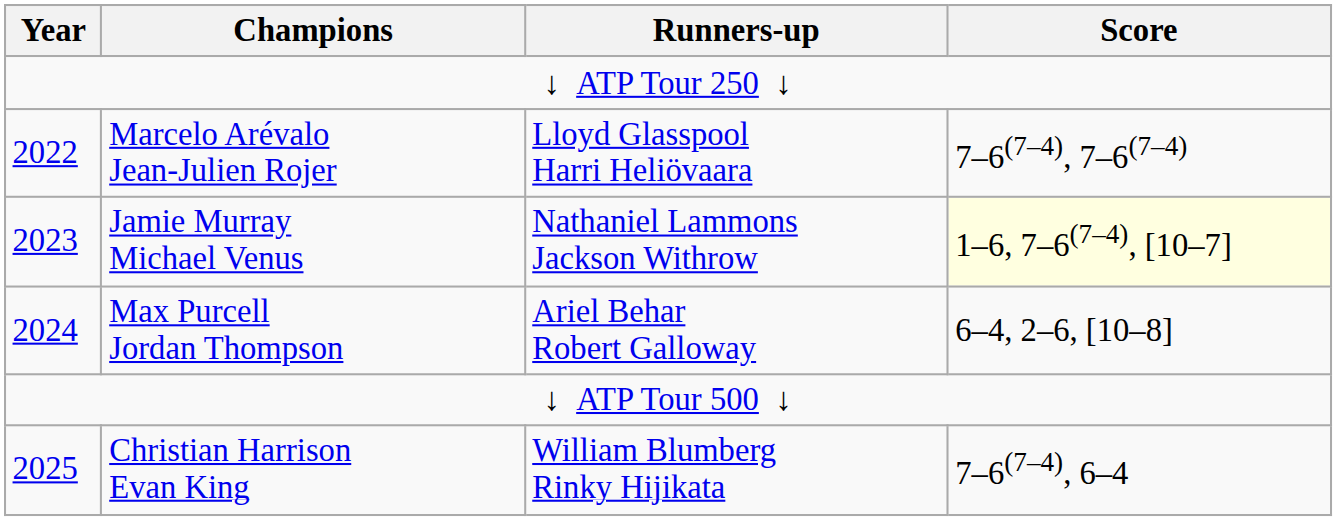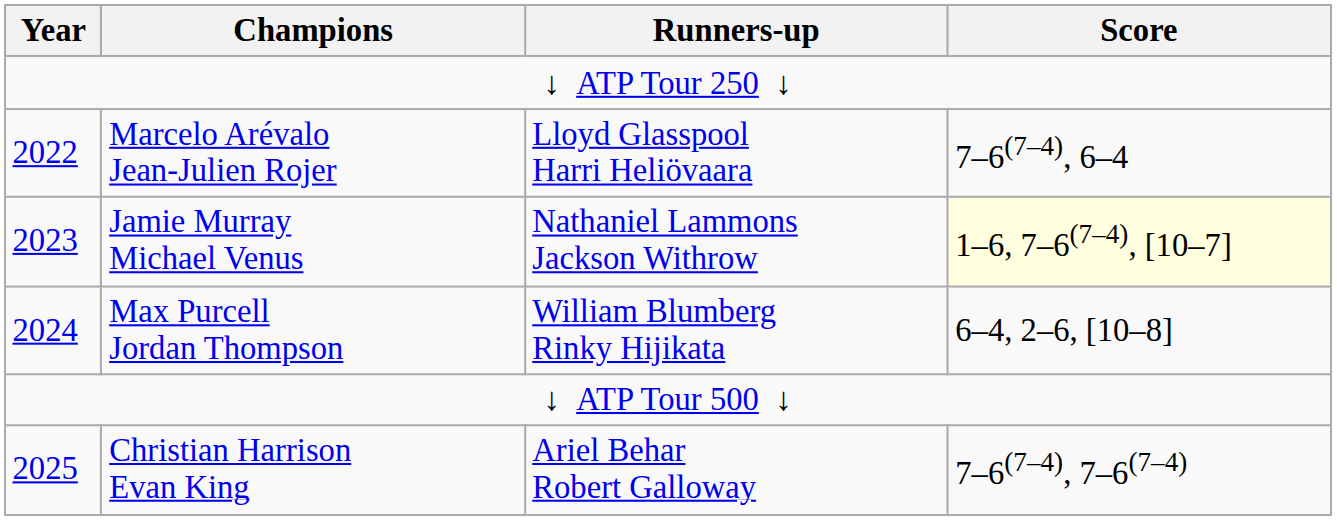(1071, 152) 7–6(7–4), 7–6(7–4) -> (1042, 152) 7–6(7–4), 6–4
(644, 329) Ariel Behar Robert Galloway -> (654, 329) William Blumberg Rinky Hijikata
(654, 469) William Blumberg Rinky Hijikata -> (644, 469) Ariel Behar Robert Galloway
(1042, 469) 7–6(7–4), 6–4 -> (1071, 469) 7–6(7–4), 7–6(7–4)
